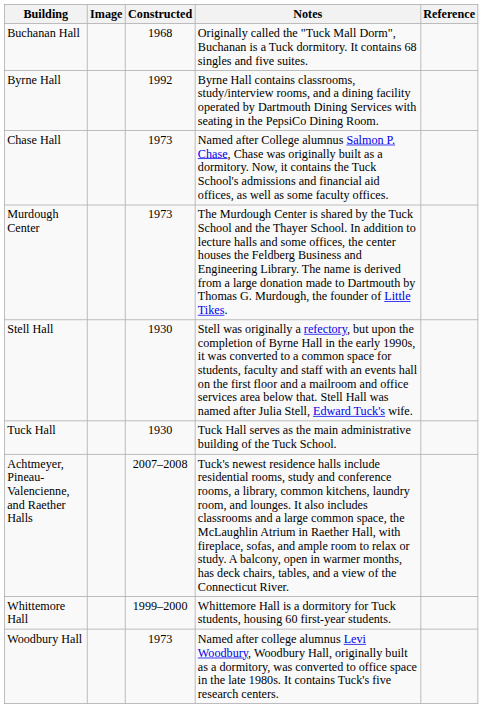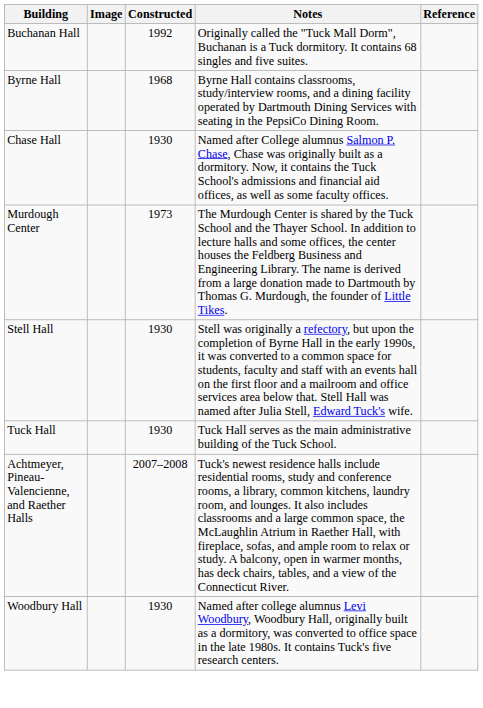(160, 33) 1968 -> (160, 33) 1992
(160, 80) 1992 -> (160, 80) 1968
(160, 140) 1973 -> (160, 140) 1930
- row: (36, 613)
(160, 639) 1973 -> (160, 606) 1930
